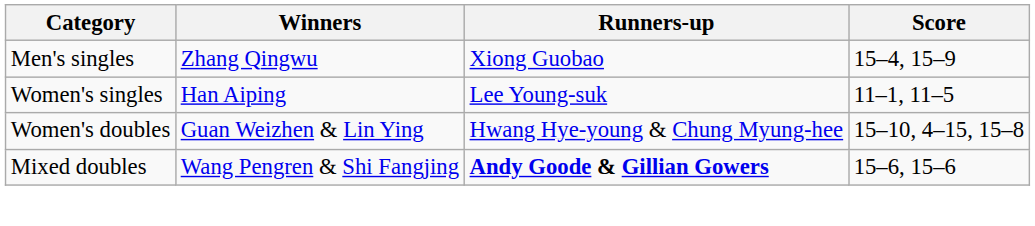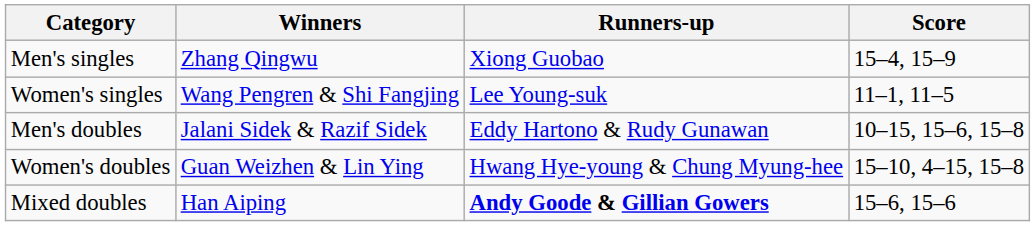(233, 94) Han Aiping -> (320, 94) Wang Pengren & Shi Fangjing
+ row: (76, 130)
(320, 166) Wang Pengren & Shi Fangjing -> (233, 202) Han Aiping
